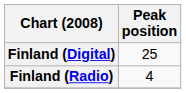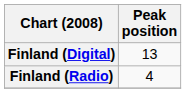(150, 54) 25 -> (150, 54) 13
